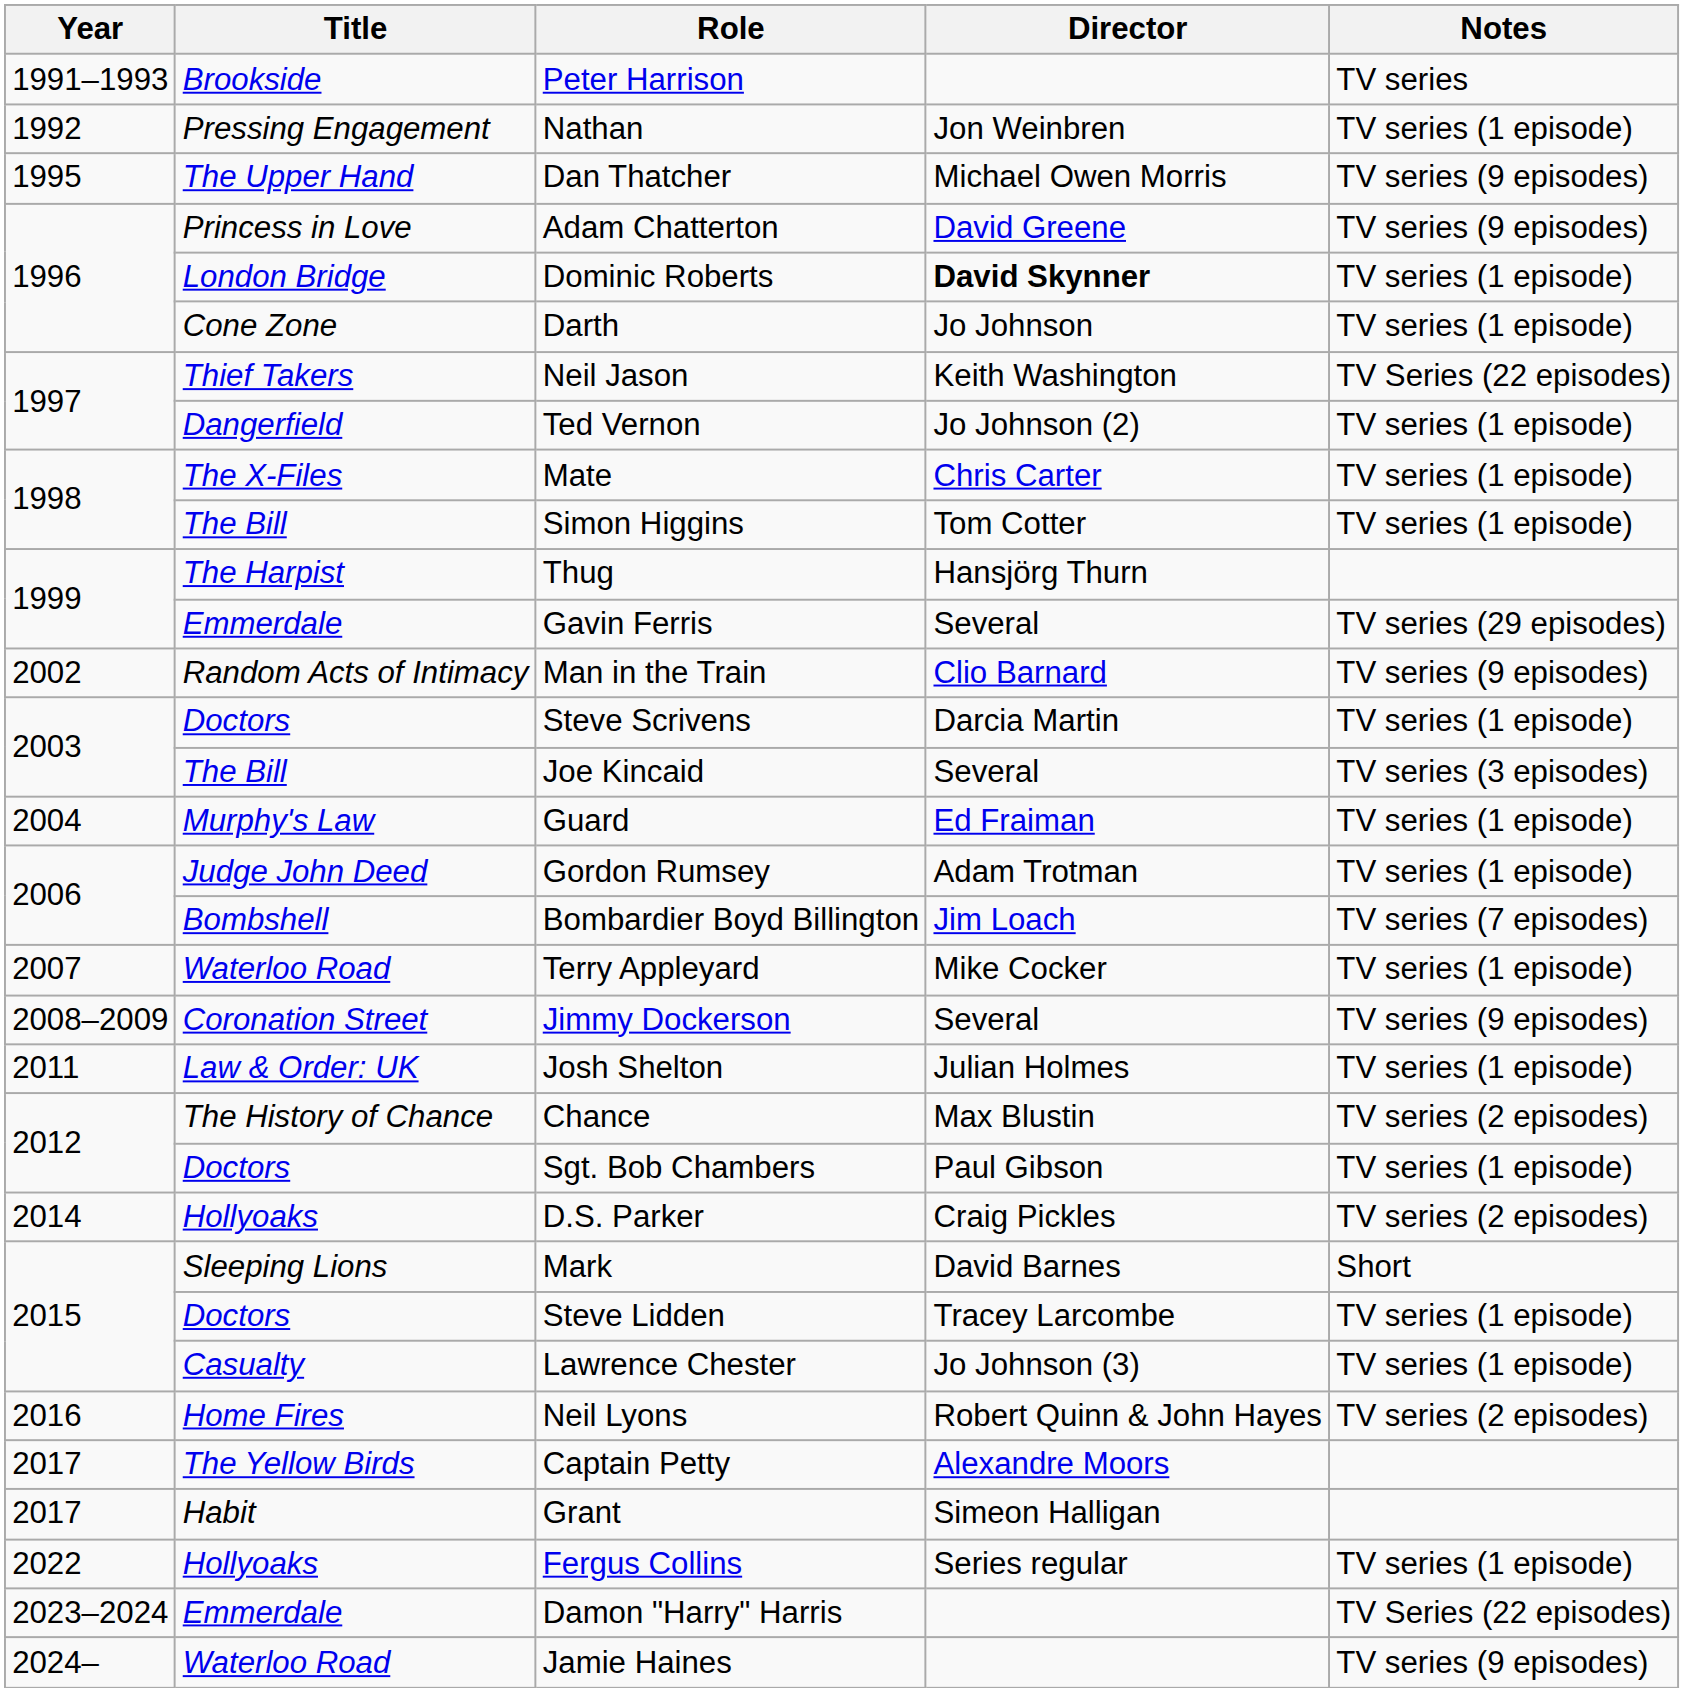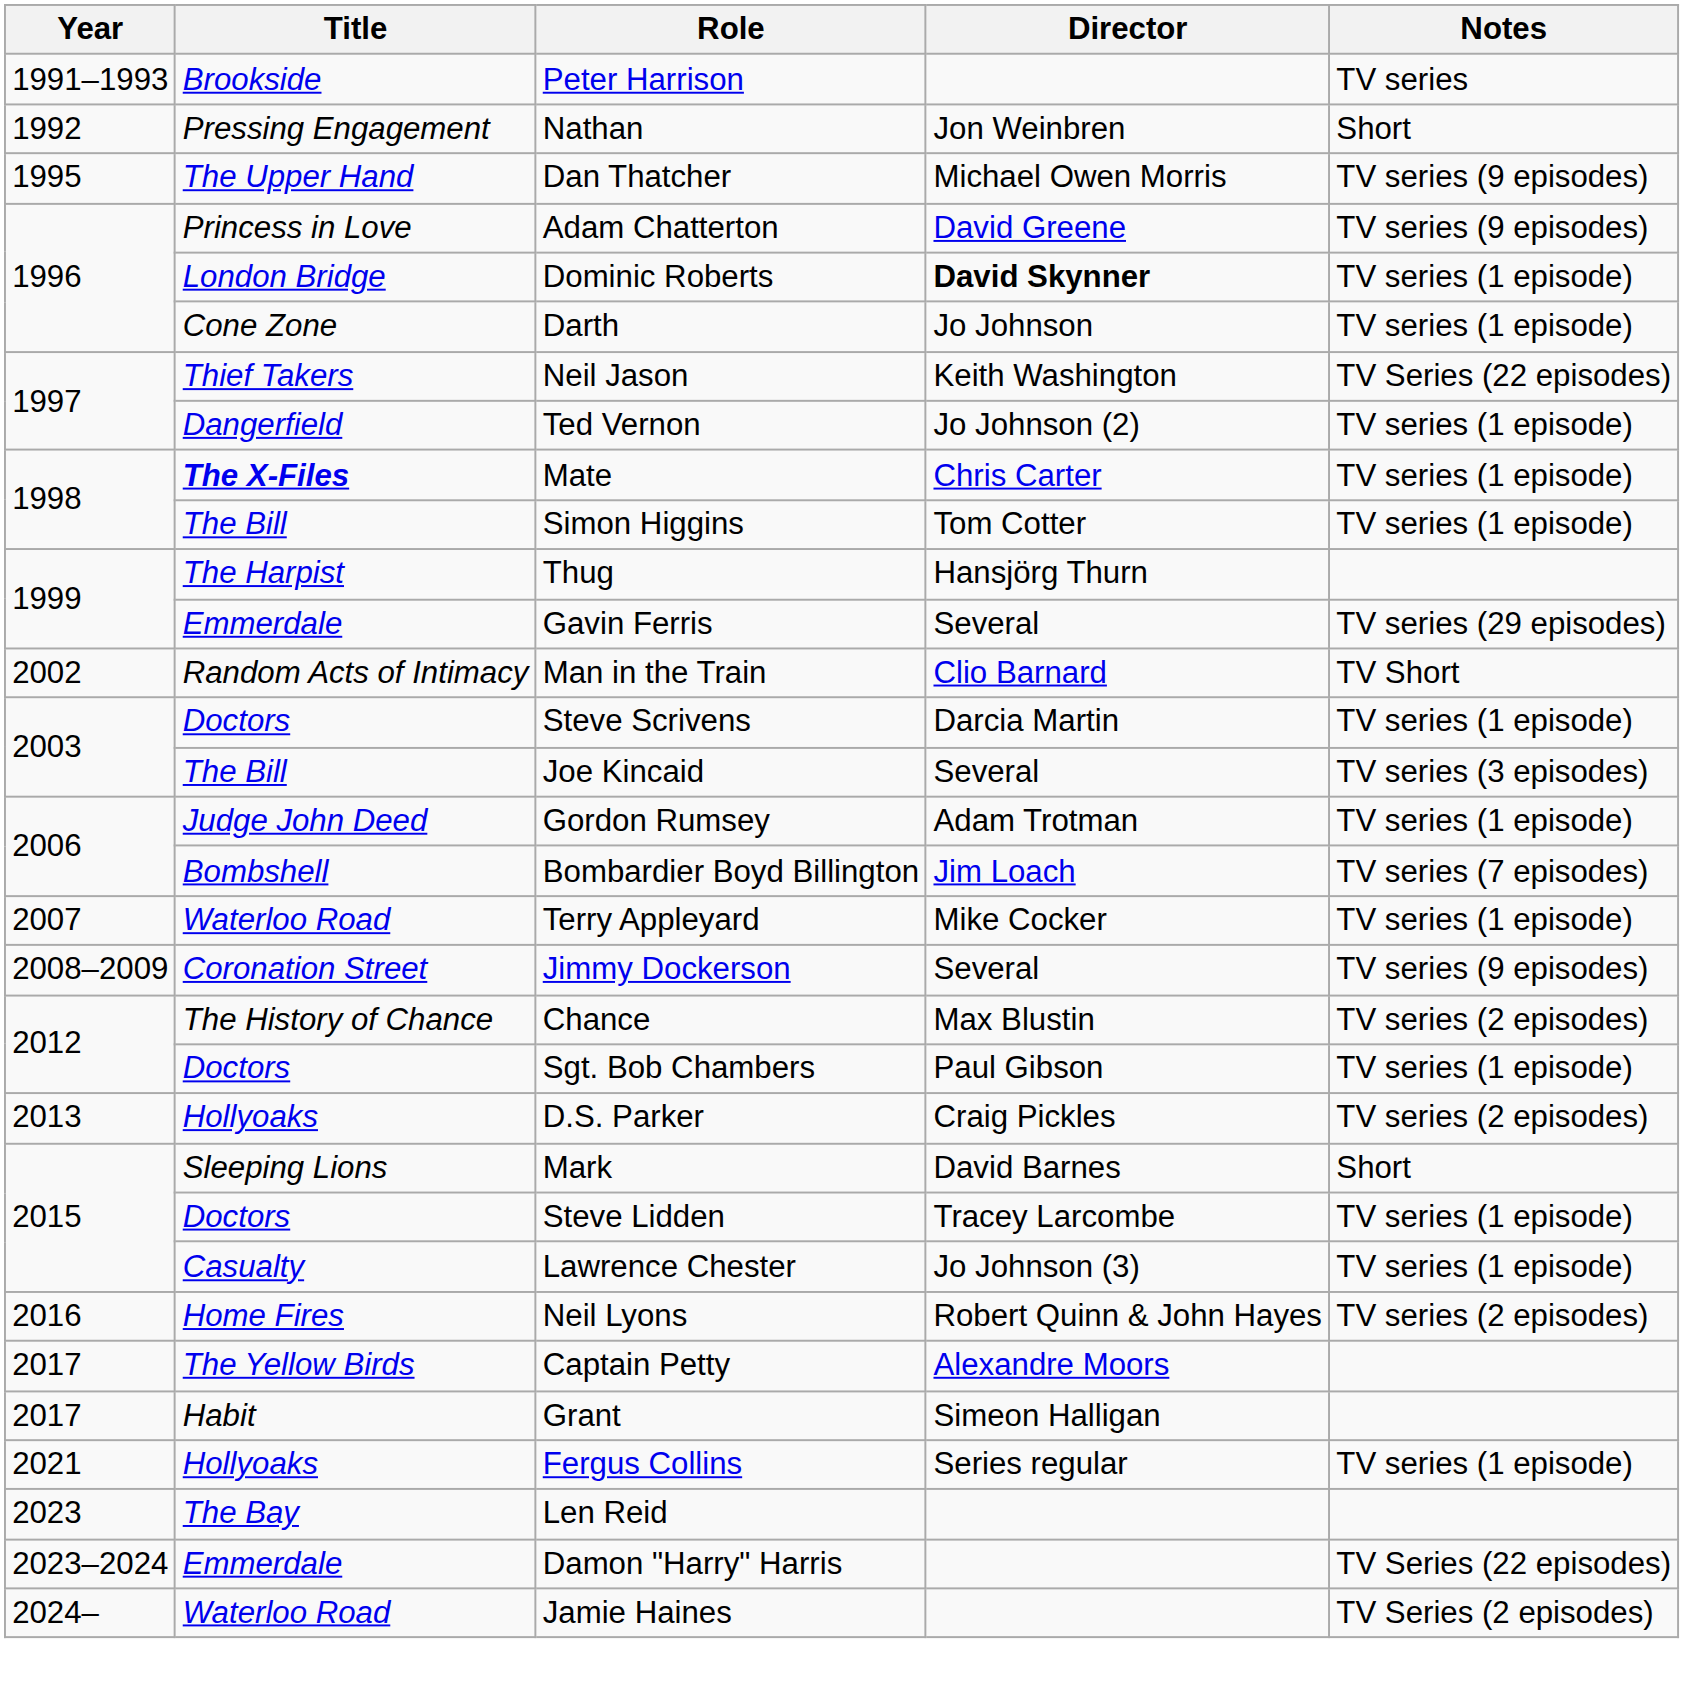(1485, 128) TV series (1 episode) -> (1374, 128) Short
(262, 474) normal -> (266, 474) bold
(1492, 672) TV series (9 episodes) -> (1398, 672) TV Short
- row: (586, 820)
- row: (633, 1068)
(47, 1216) 2014 -> (47, 1117) 2013
(47, 1563) 2022 -> (47, 1464) 2021
+ row: (605, 1513)
(1492, 1662) TV series (9 episodes) -> (1495, 1612) TV Series (2 episodes)
